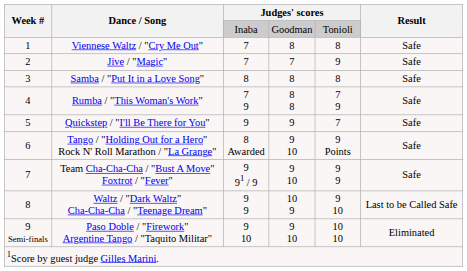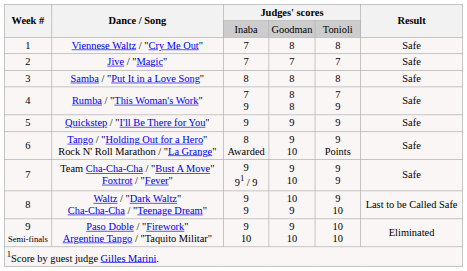(338, 62) 9 -> (338, 62) 7
(338, 123) 7 -> (338, 123) 9
